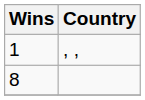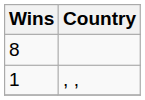rows swapped: (14, 79) <-> (14, 49)
